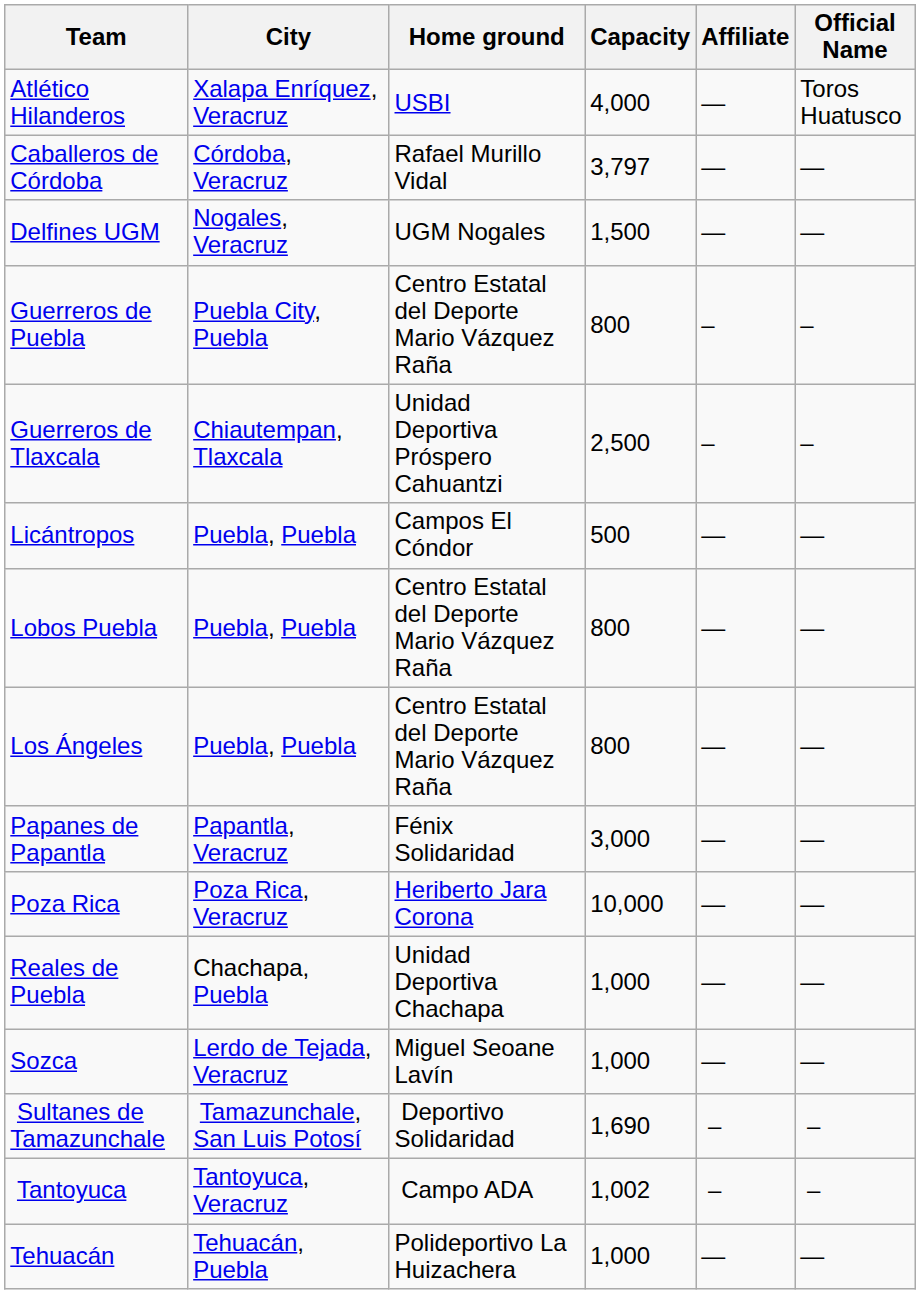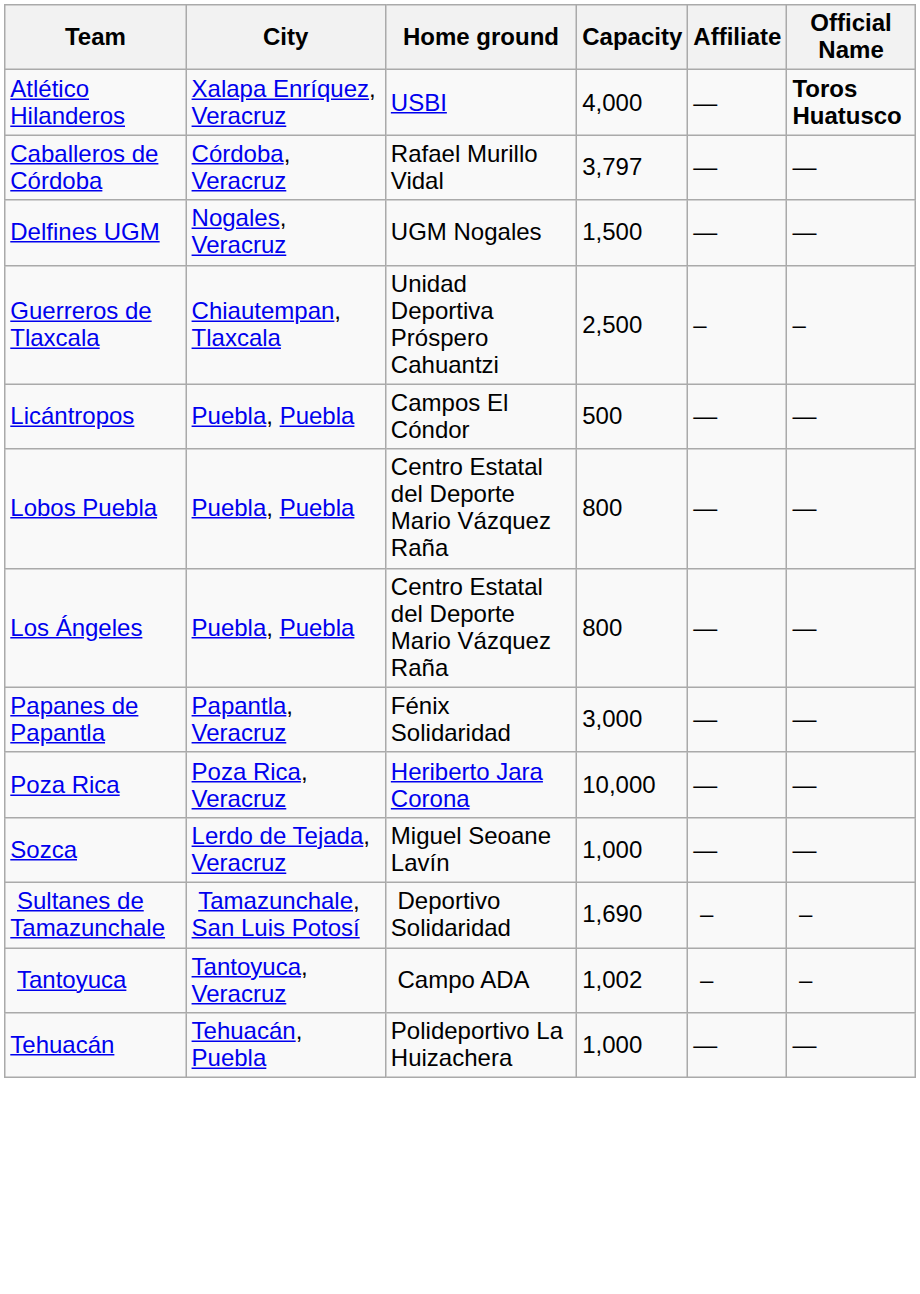(851, 102) normal -> (847, 102) bold
- row: (81, 324)
- row: (64, 982)
